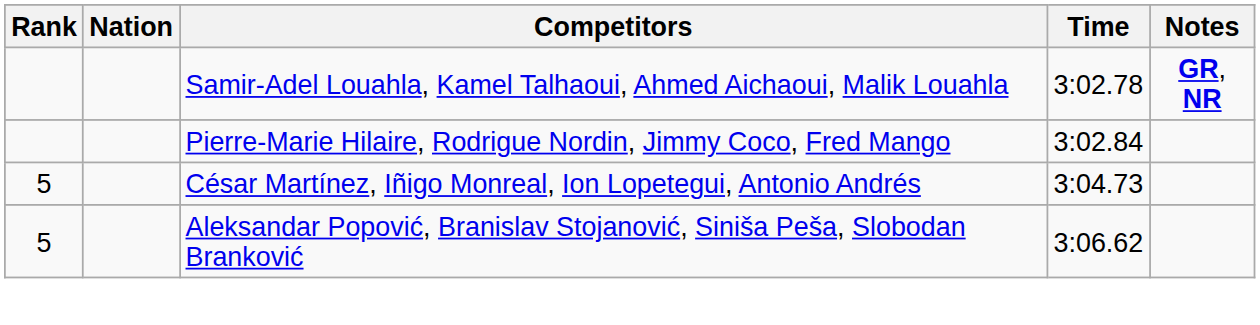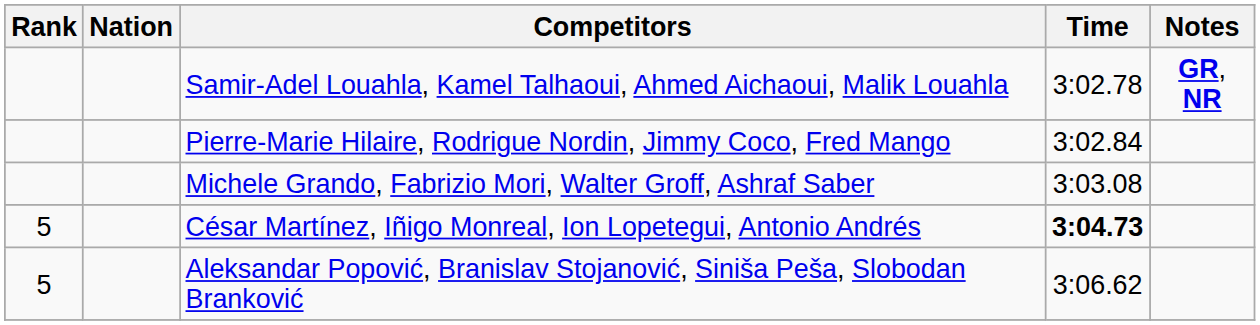+ row: (530, 184)
(1098, 184) normal -> (1098, 227) bold
